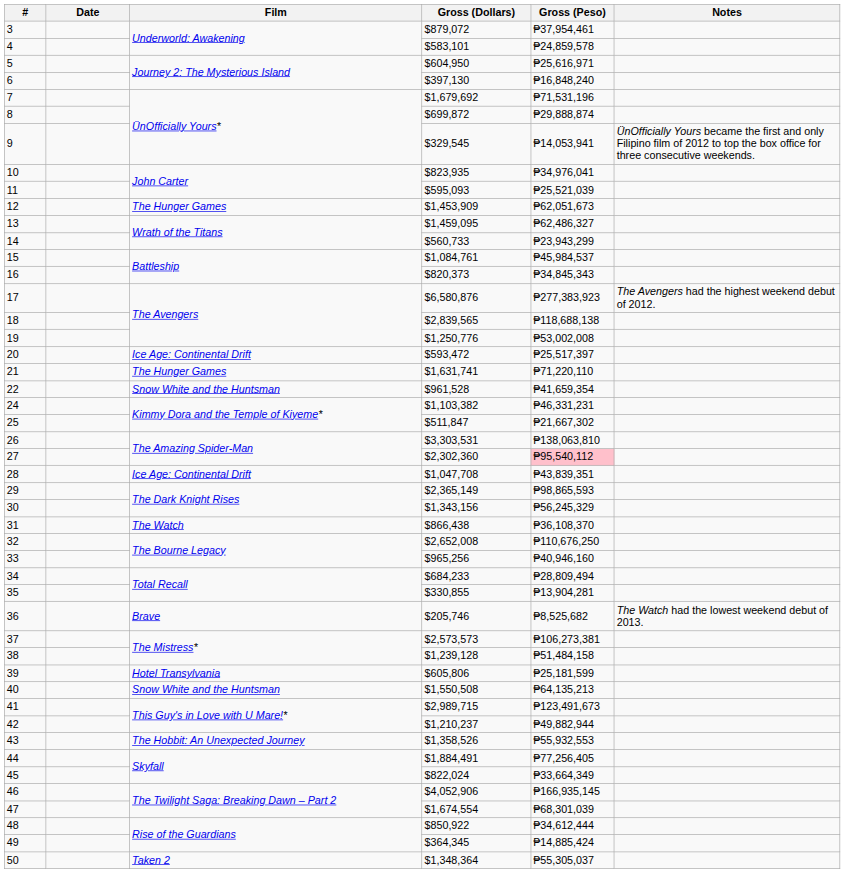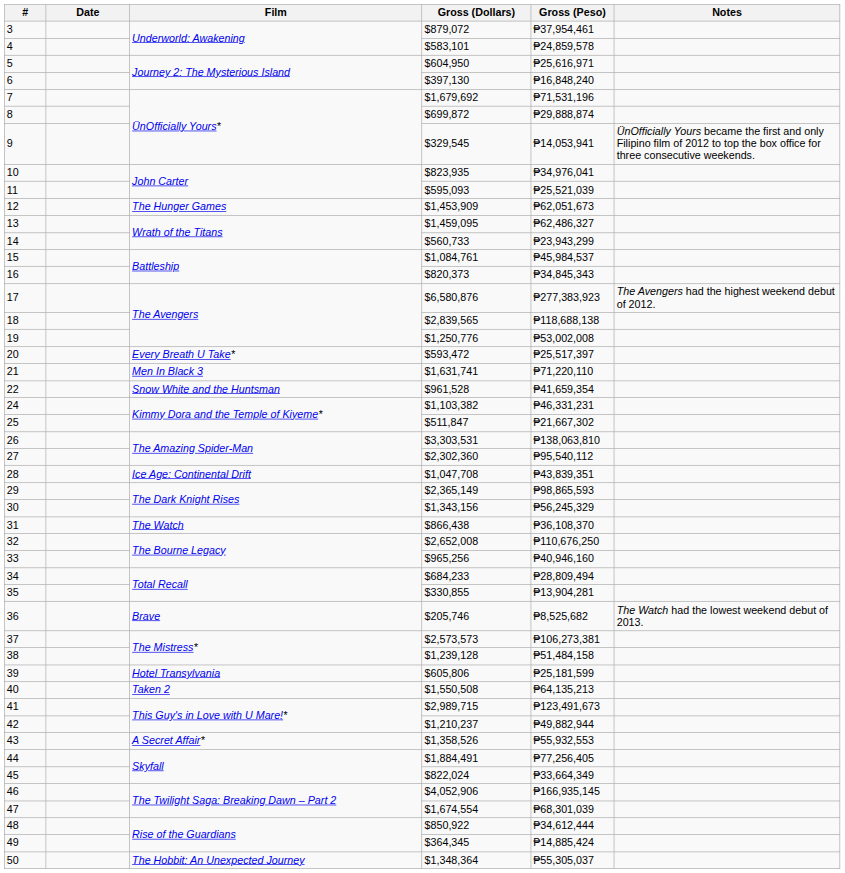(192, 355) Ice Age: Continental Drift -> (183, 355) Every Breath U Take*
(179, 372) The Hunger Games -> (168, 372) Men In Black 3
(563, 457) pink background -> (563, 457) no background
(206, 690) Snow White and the Huntsman -> (151, 690) Taken 2
(218, 741) The Hobbit: An Unexpected Journey -> (168, 741) A Secret Affair*
(151, 860) Taken 2 -> (218, 860) The Hobbit: An Unexpected Journey
